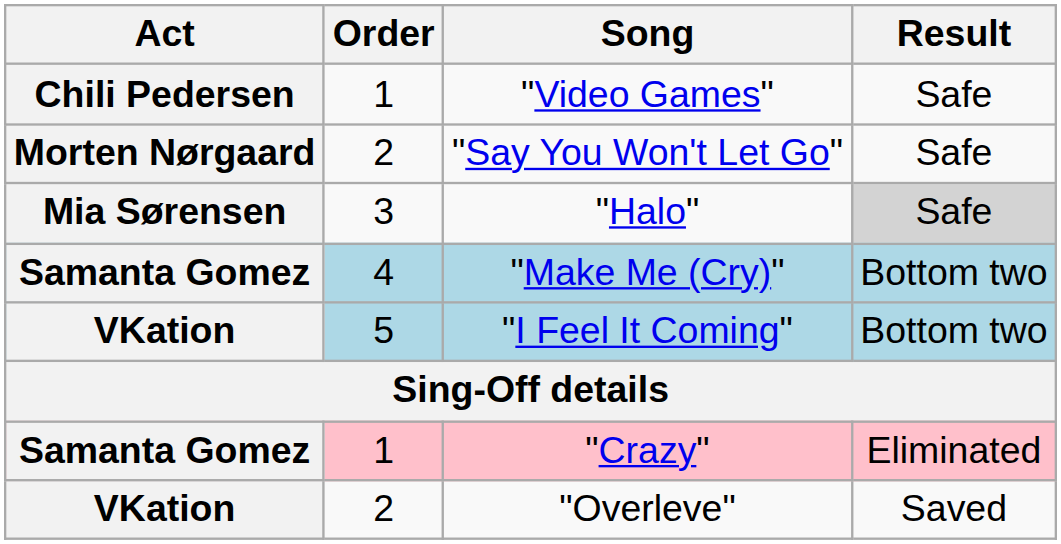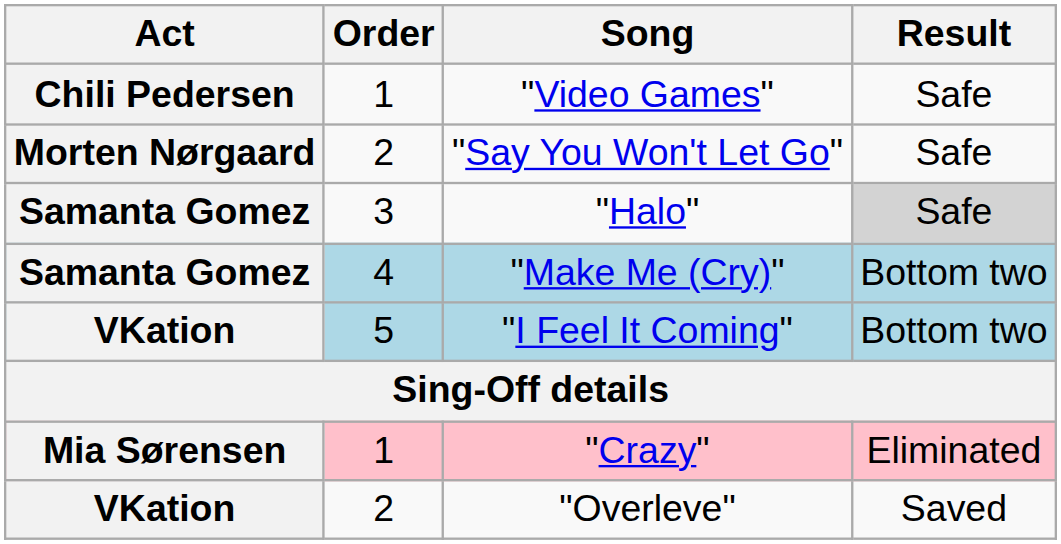(165, 212) Mia Sørensen -> (165, 212) Samanta Gomez
(165, 449) Samanta Gomez -> (165, 449) Mia Sørensen
